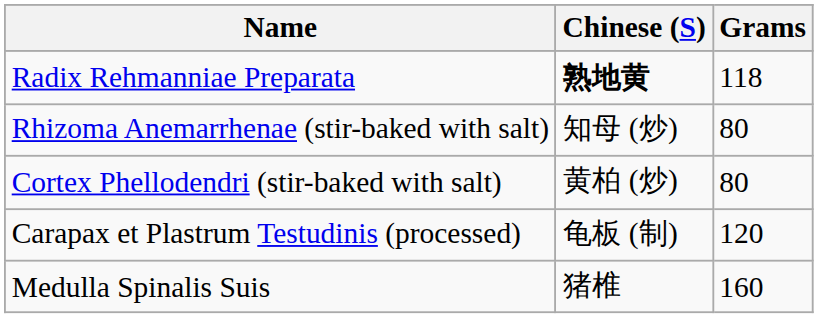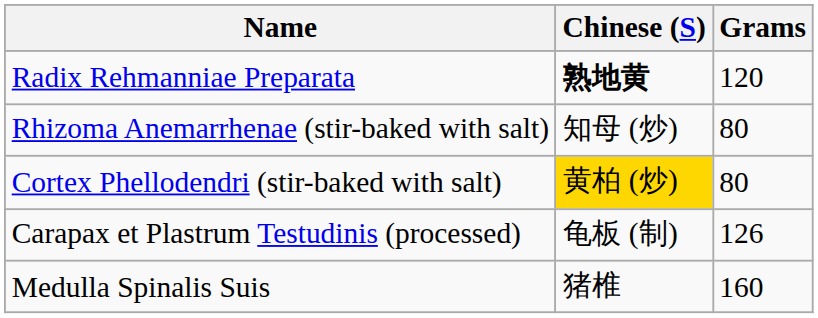(741, 77) 118 -> (741, 77) 120
(620, 180) no background -> (620, 180) gold background
(741, 233) 120 -> (741, 233) 126
